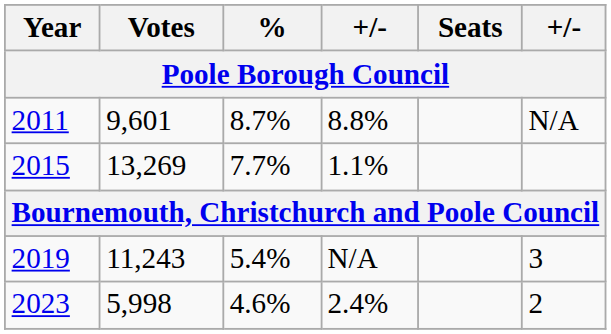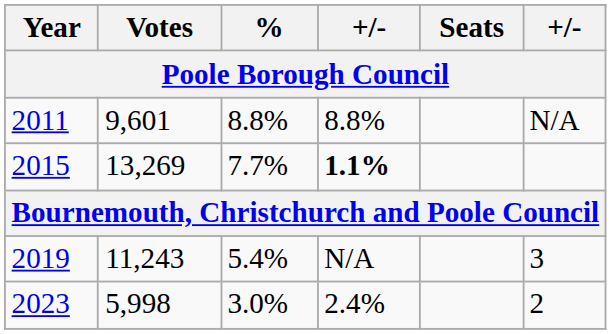(260, 119) 8.7% -> (258, 119) 8.8%
(358, 166) normal -> (357, 166) bold
(260, 304) 4.6% -> (258, 304) 3.0%
